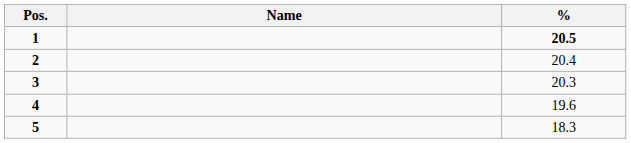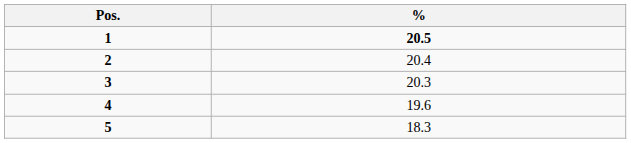- column: (284, 15)
